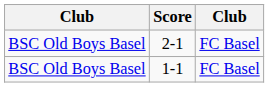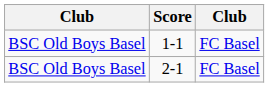rows swapped: (173, 69) <-> (173, 43)
